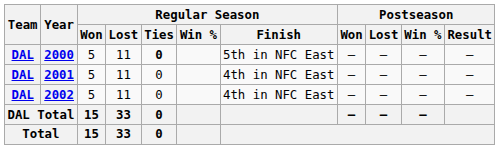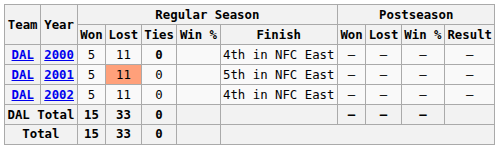(279, 55) 5th in NFC East -> (279, 55) 4th in NFC East
(123, 75) no background -> (123, 75) lightsalmon background
(279, 75) 4th in NFC East -> (279, 75) 5th in NFC East
